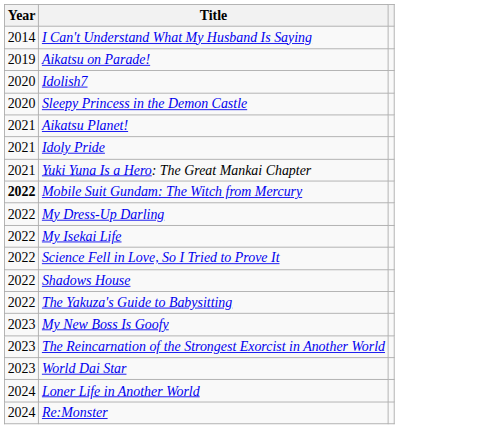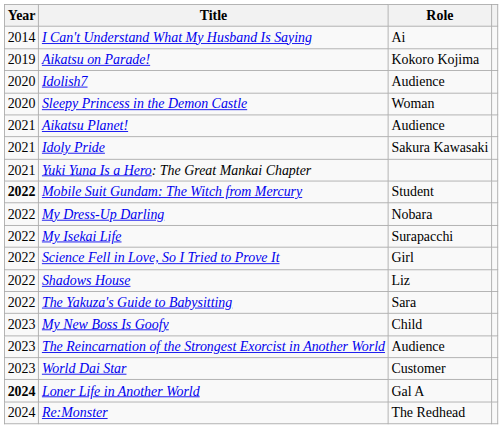+ column: (440, 15)
(22, 390) normal -> (22, 390) bold
